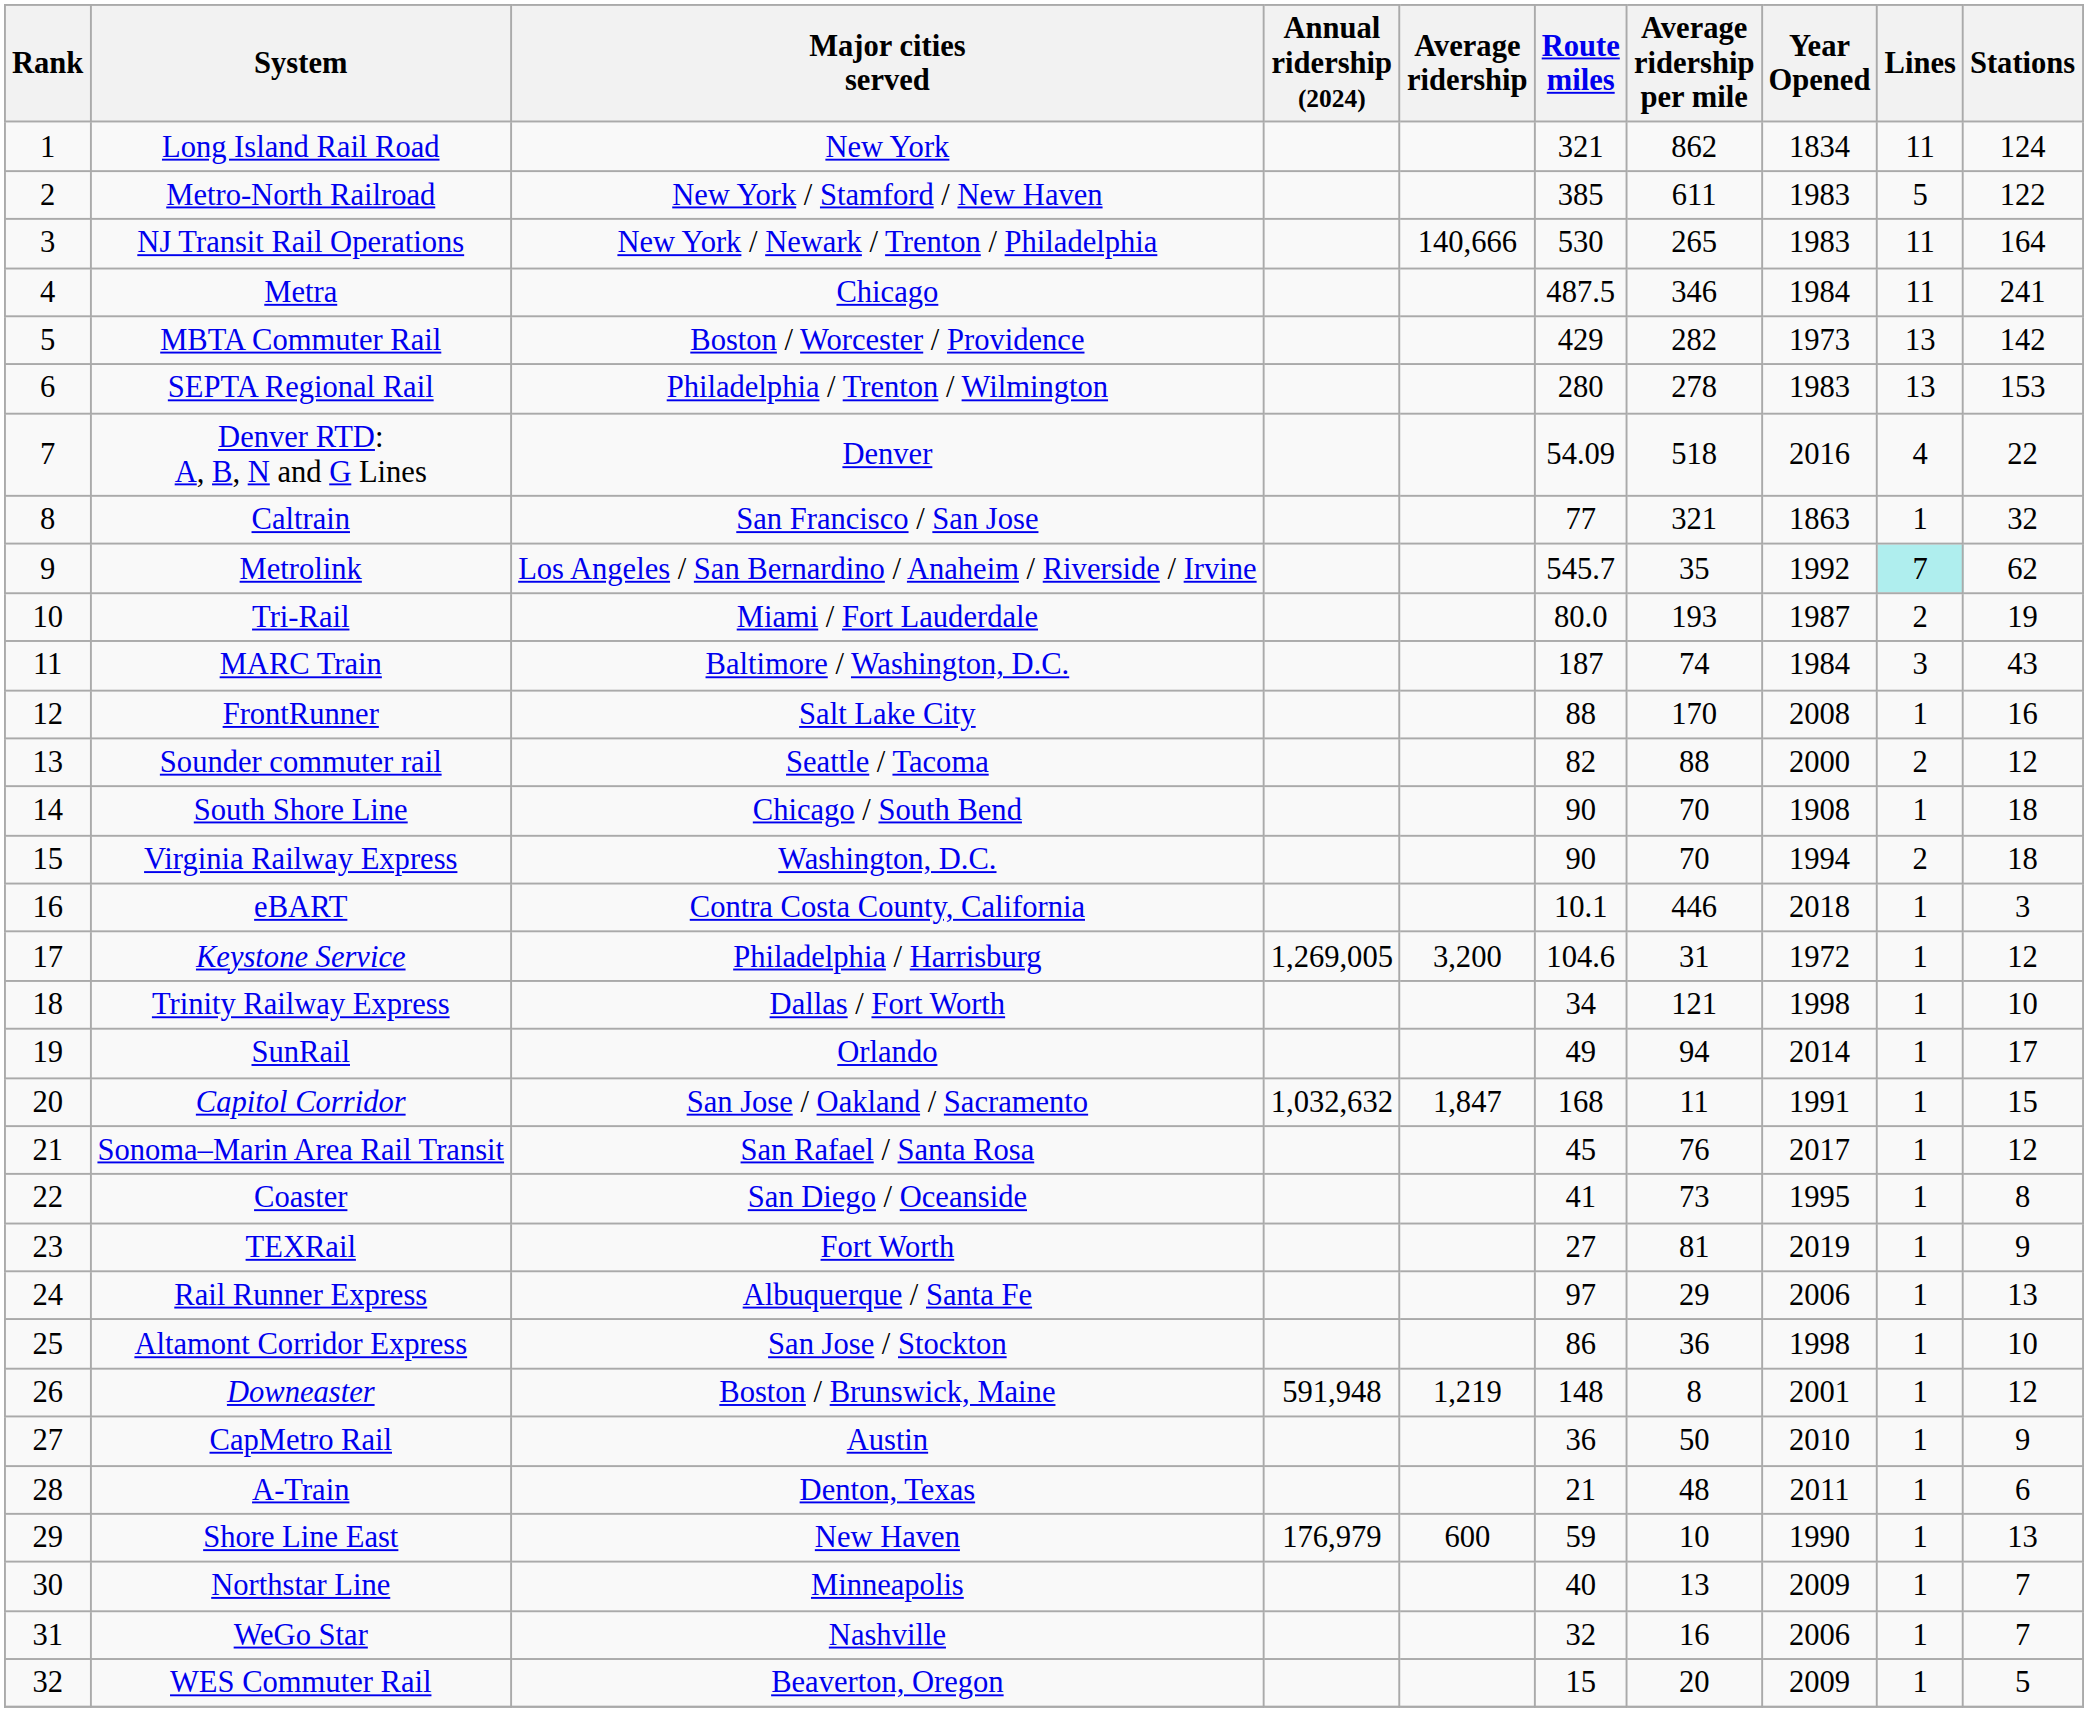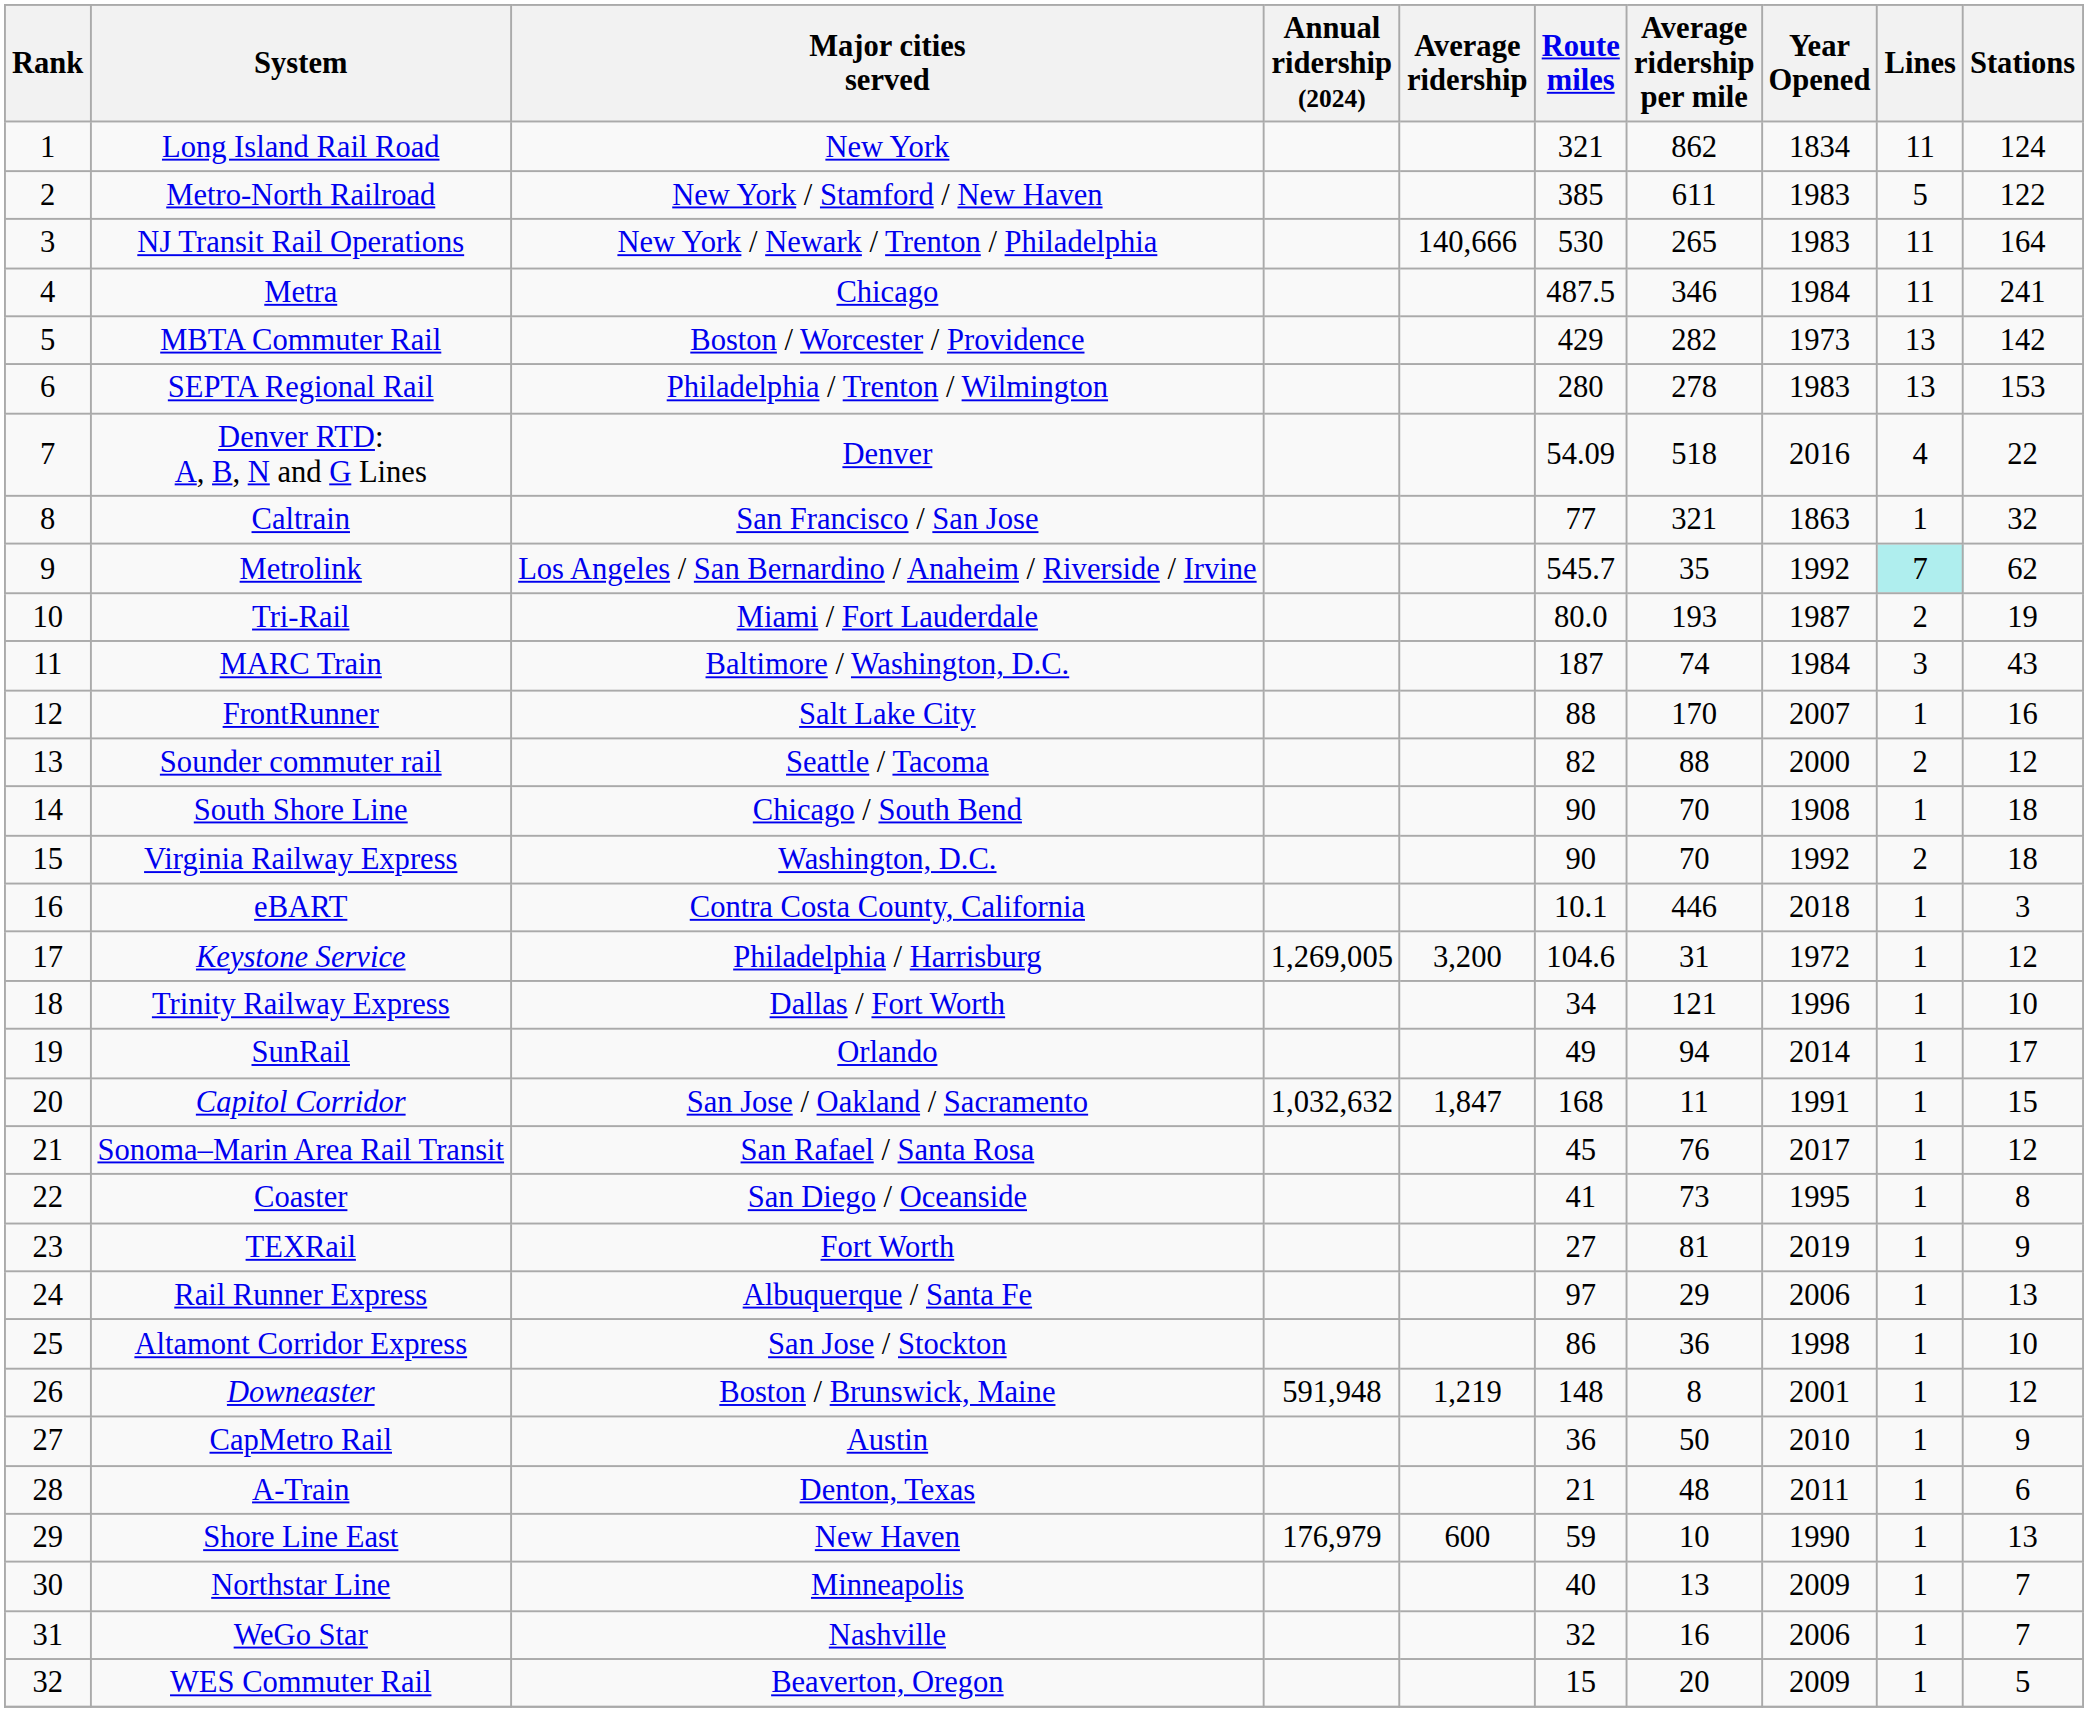(1819, 713) 2008 -> (1819, 713) 2007
(1819, 858) 1994 -> (1819, 858) 1992
(1819, 1004) 1998 -> (1819, 1004) 1996
